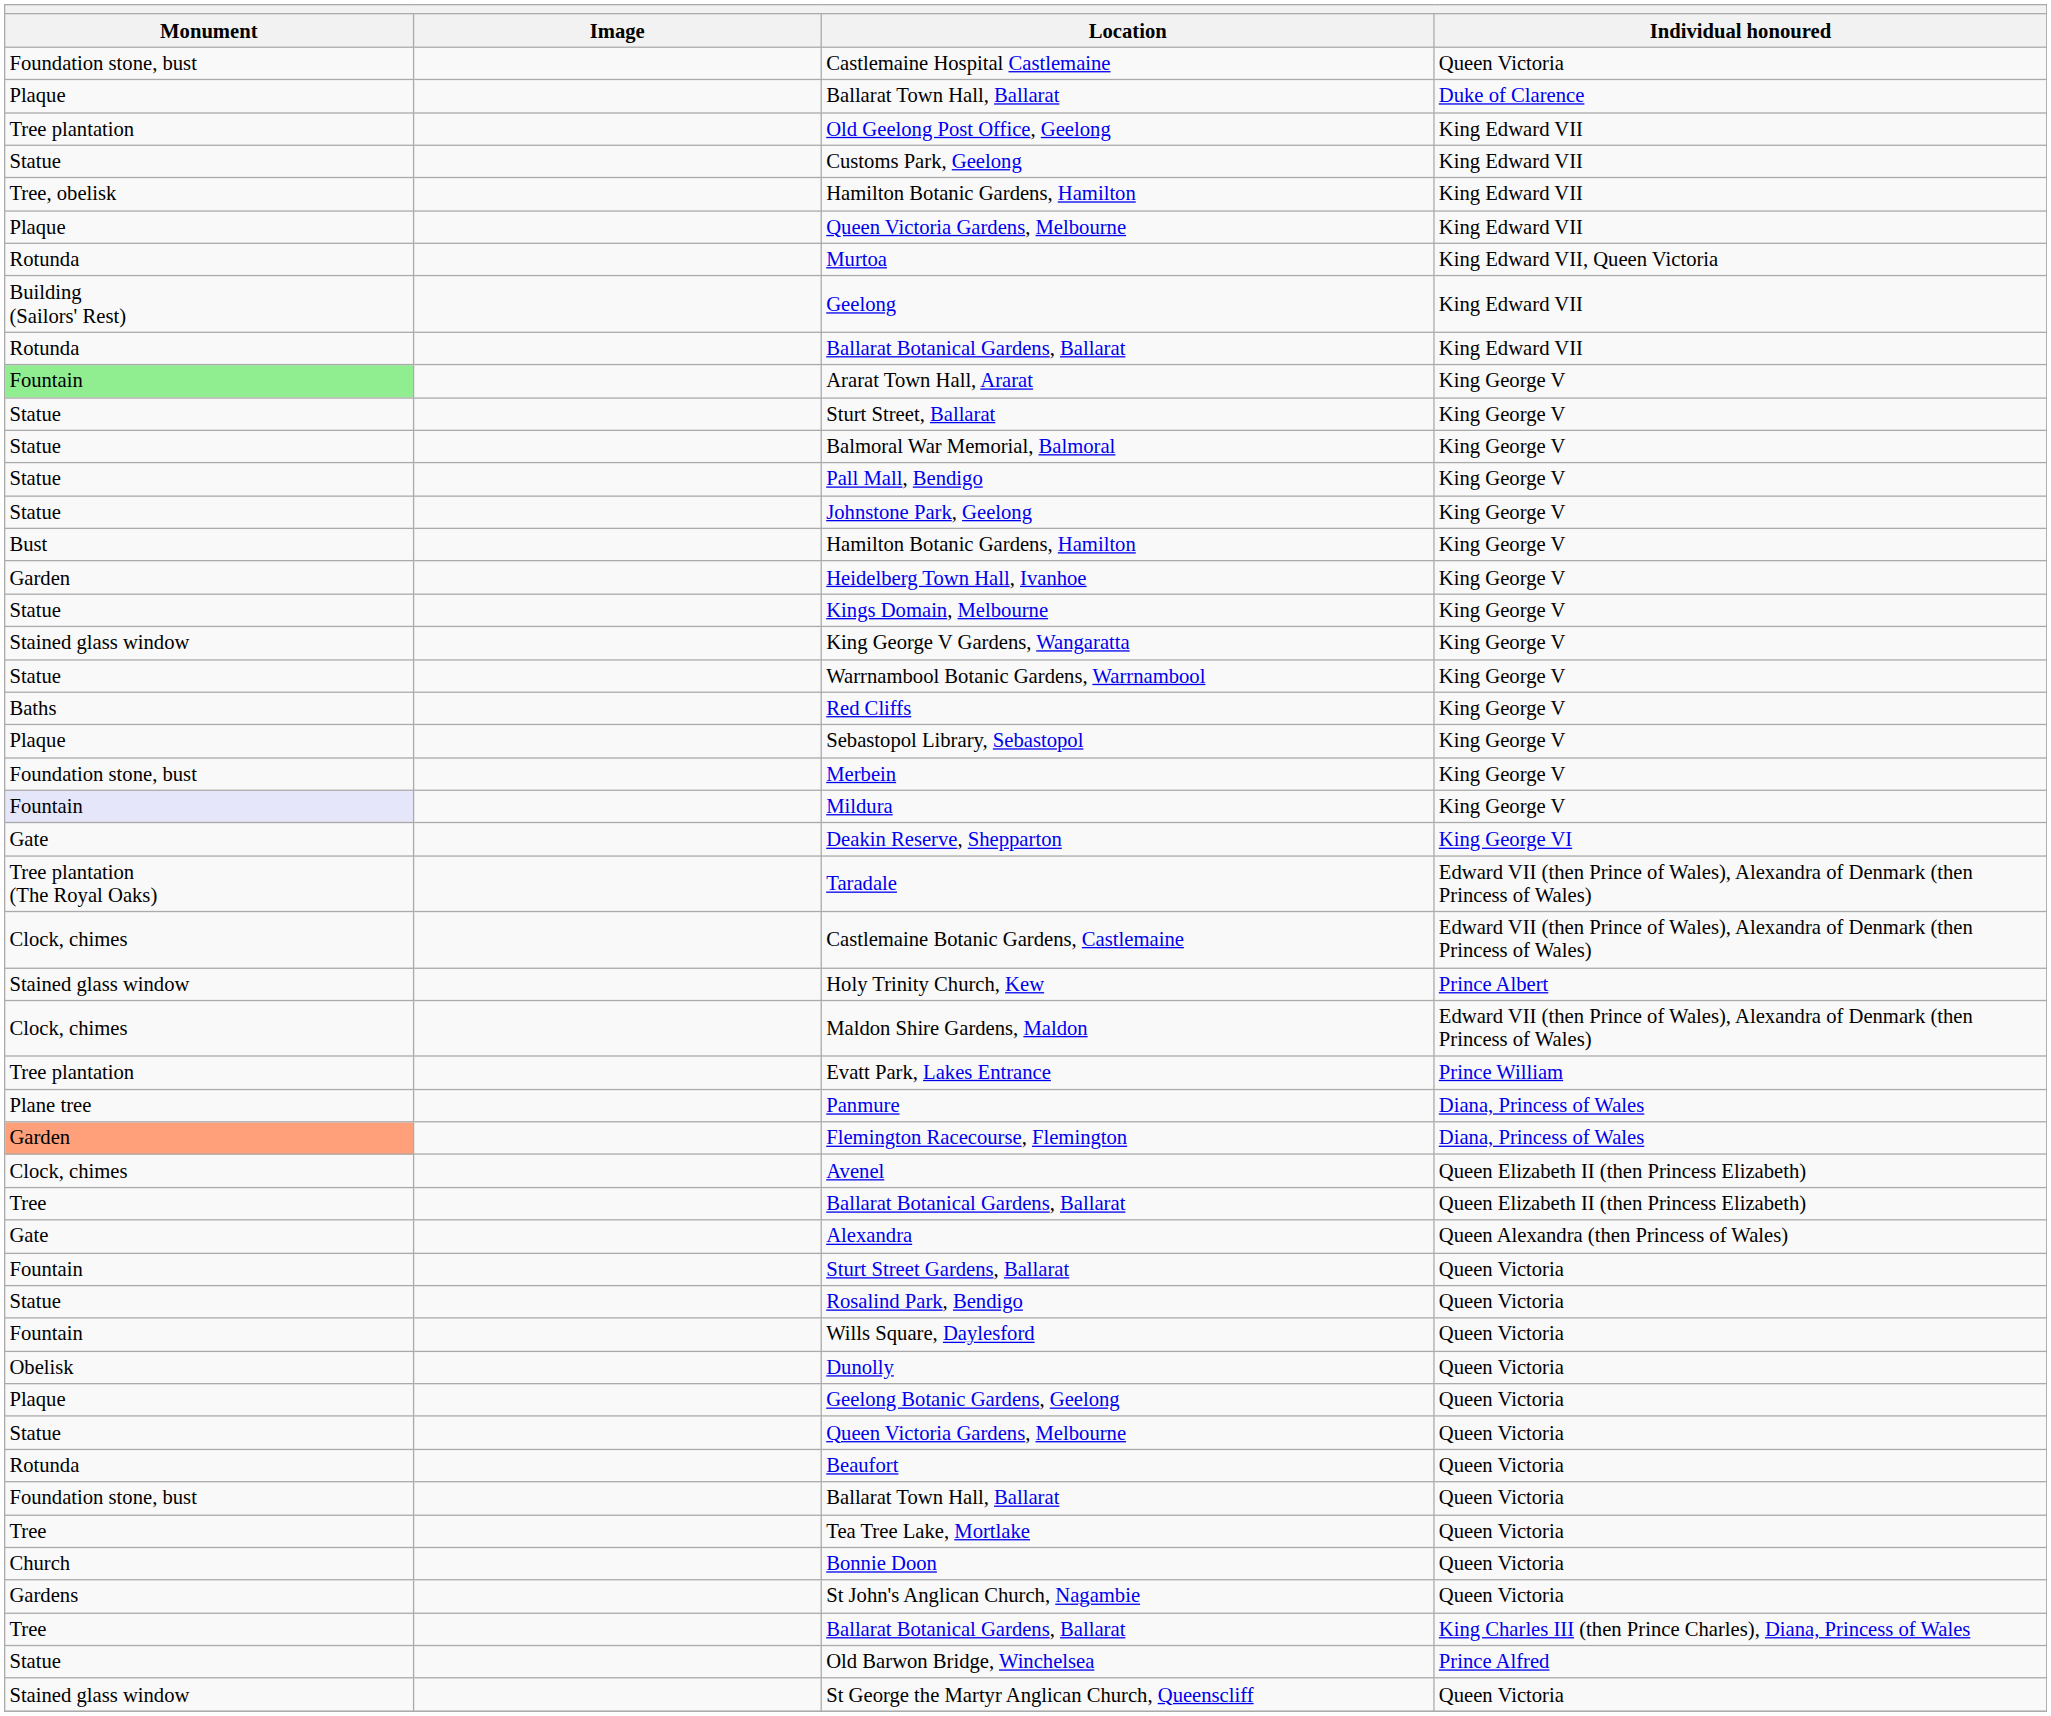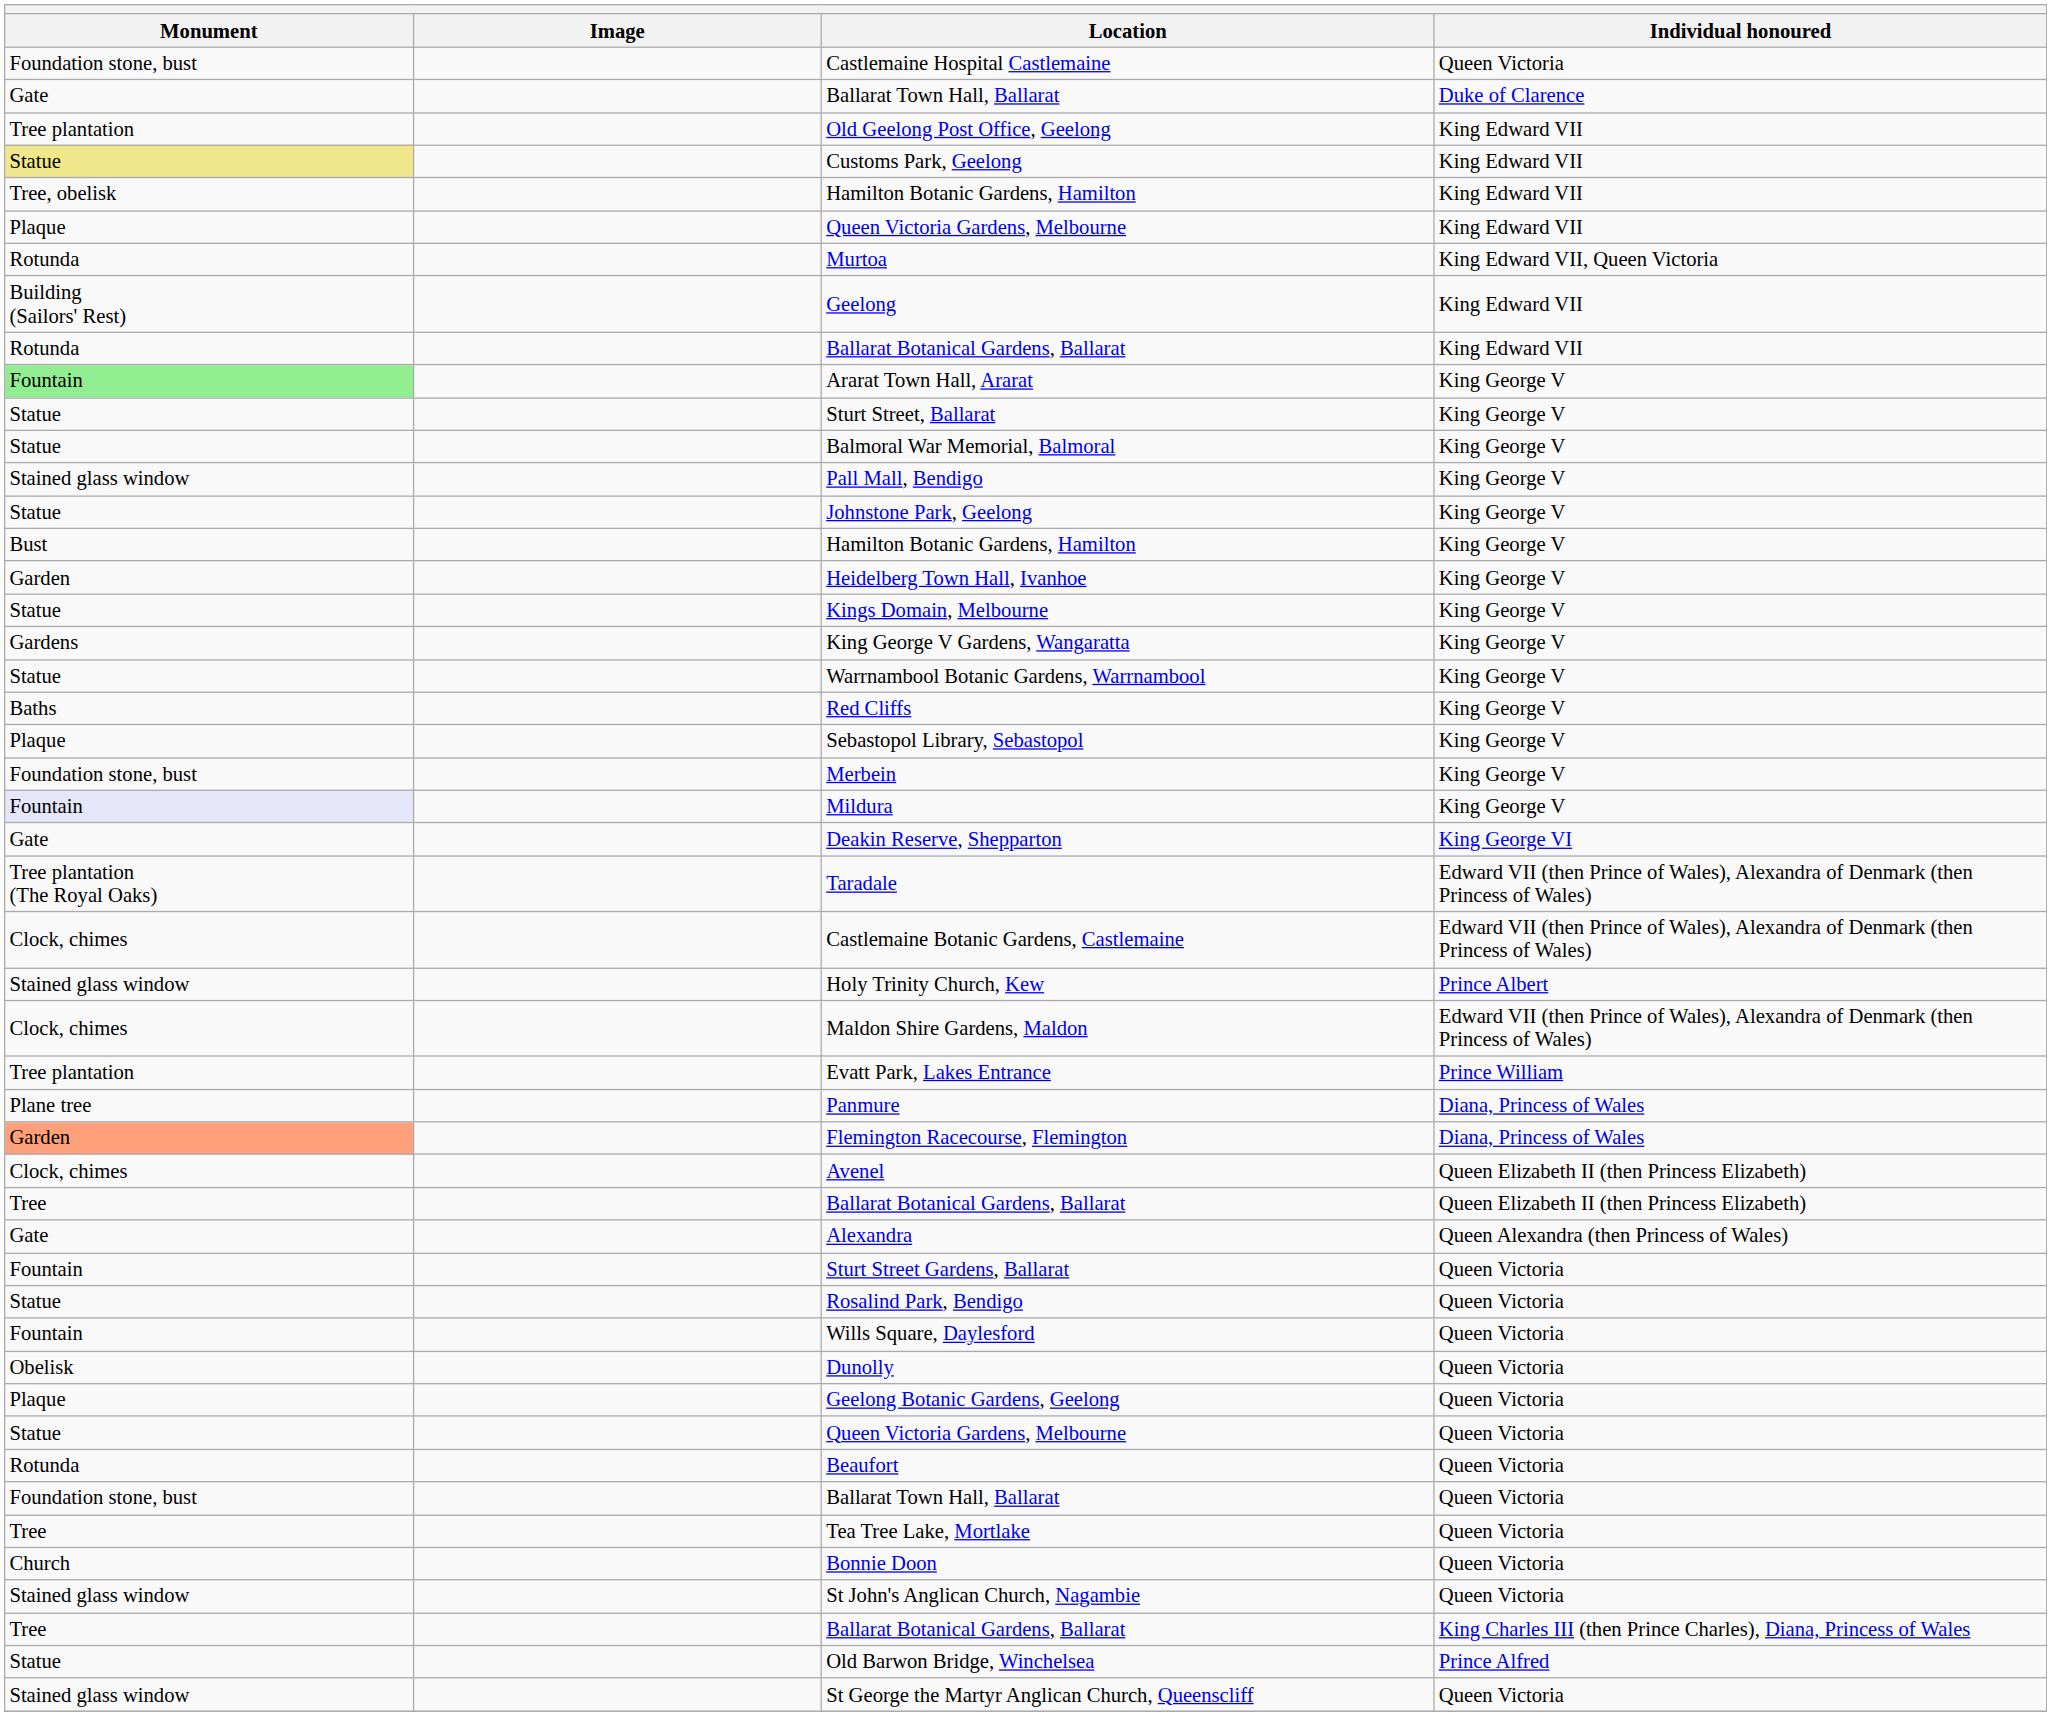(37, 95) Plaque -> (29, 95) Gate
(35, 161) no background -> (35, 161) khaki background
(35, 479) Statue -> (99, 479) Stained glass window
(99, 642) Stained glass window -> (44, 642) Gardens
(44, 1596) Gardens -> (99, 1596) Stained glass window
